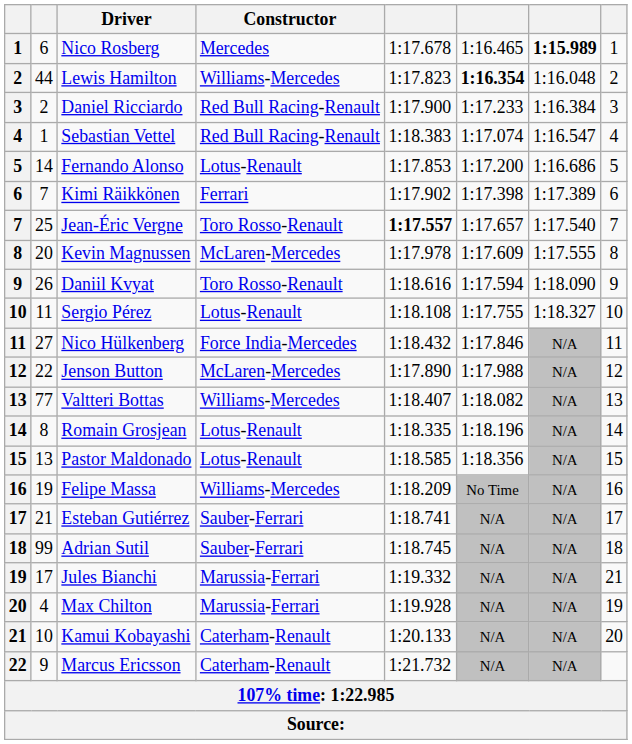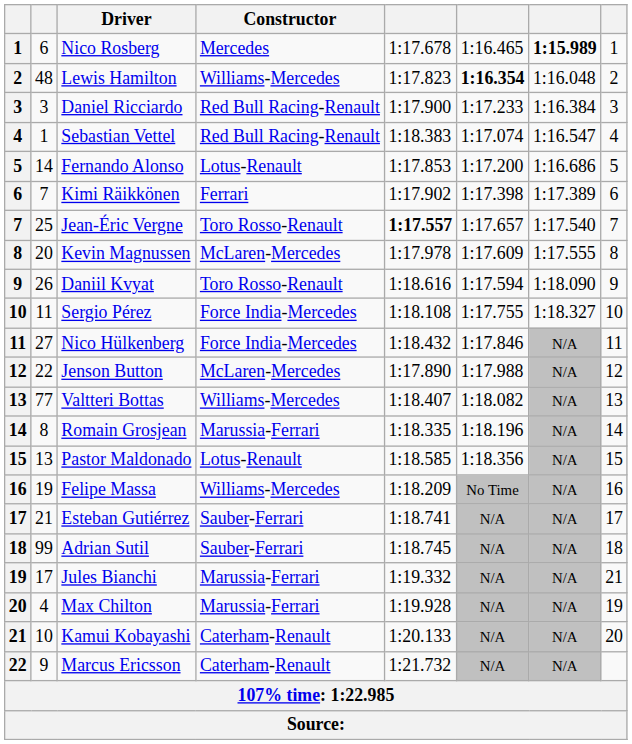(44, 77) 44 -> (44, 77) 48
(44, 106) 2 -> (44, 106) 3
(251, 312) Lotus-Renault -> (278, 312) Force India-Mercedes
(251, 430) Lotus-Renault -> (260, 430) Marussia-Ferrari
